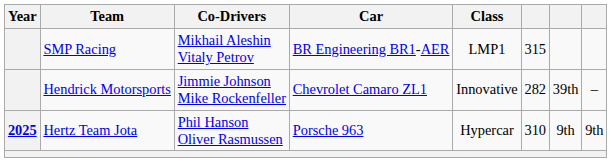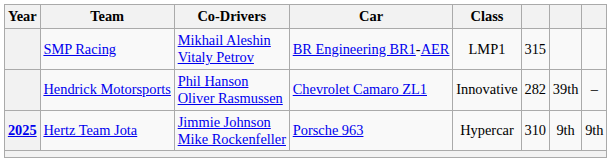(232, 89) Jimmie Johnson Mike Rockenfeller -> (230, 89) Phil Hanson Oliver Rasmussen
(230, 130) Phil Hanson Oliver Rasmussen -> (232, 130) Jimmie Johnson Mike Rockenfeller
